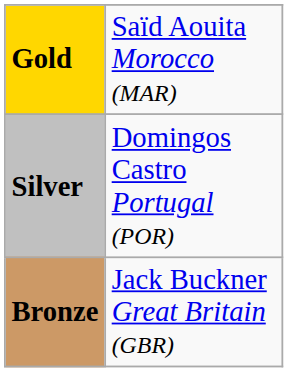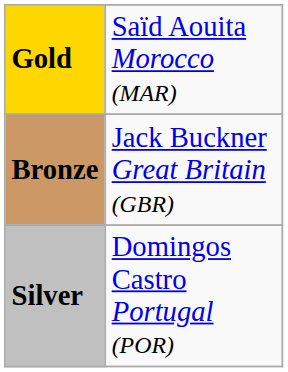rows swapped: (47, 185) <-> (55, 311)
